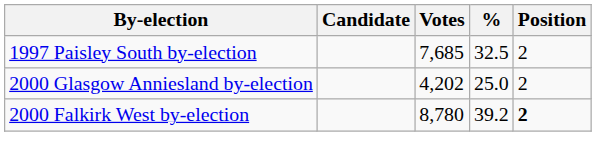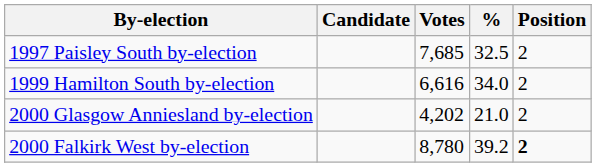+ row: (142, 83)
(491, 83) 25.0 -> (491, 114) 21.0
